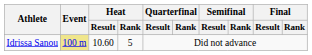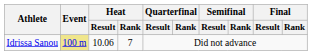(103, 43) 10.60 -> (103, 43) 10.06
(130, 43) 5 -> (130, 43) 7
